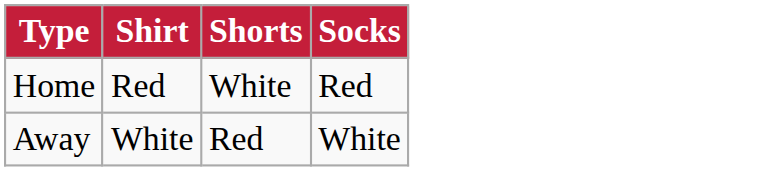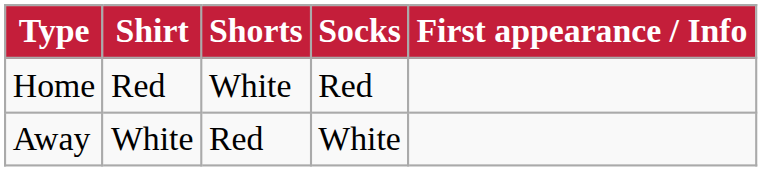+ column: (582, 31)
